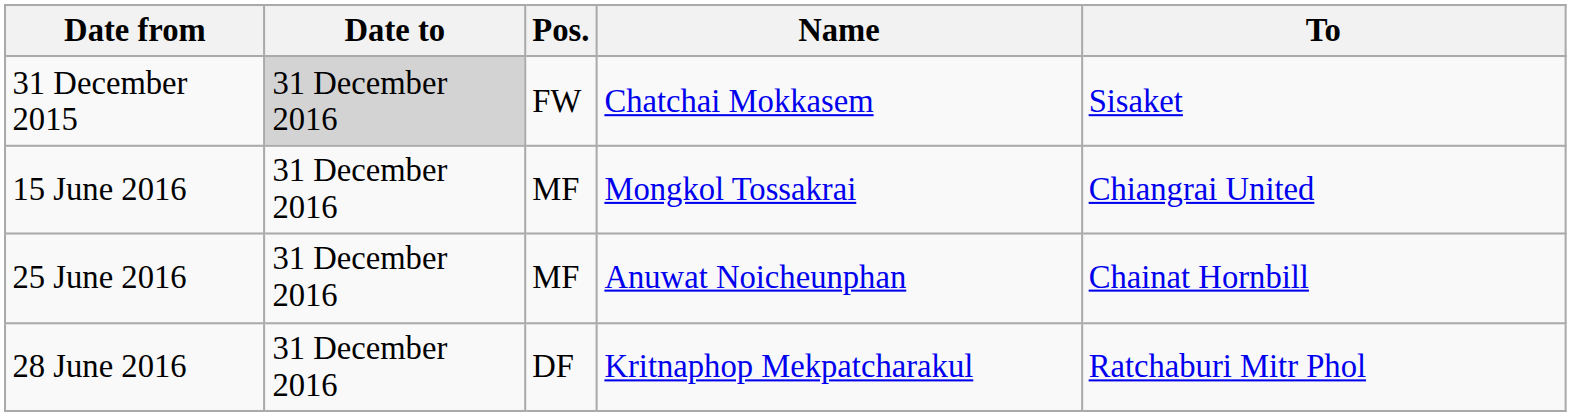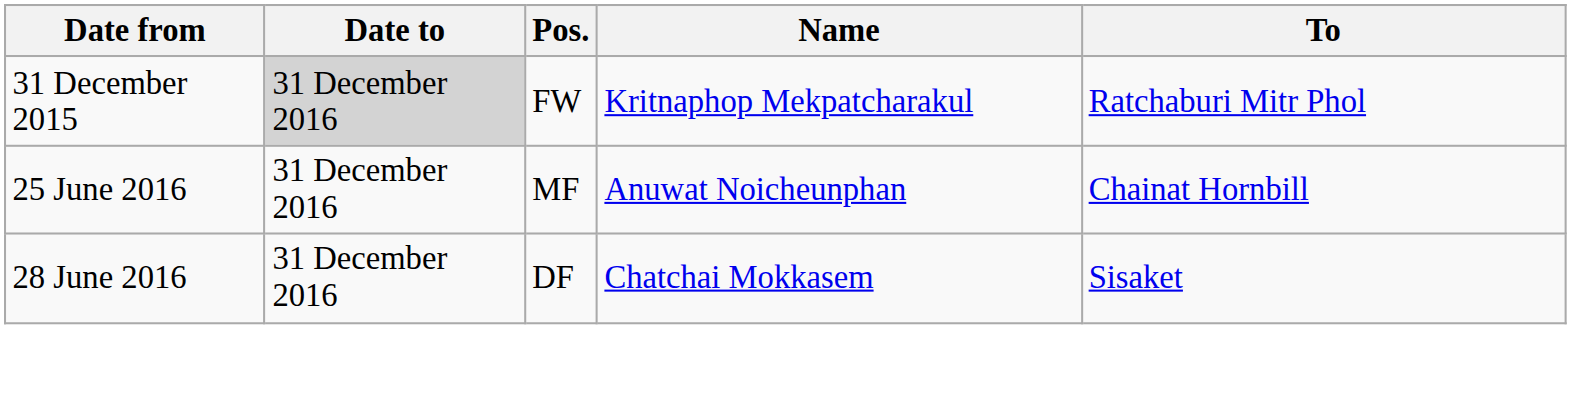(739, 100) Chatchai Mokkasem -> (789, 100) Kritnaphop Mekpatcharakul
(1136, 100) Sisaket -> (1227, 100) Ratchaburi Mitr Phol
- row: (100, 188)
(789, 365) Kritnaphop Mekpatcharakul -> (739, 277) Chatchai Mokkasem
(1227, 365) Ratchaburi Mitr Phol -> (1136, 277) Sisaket
